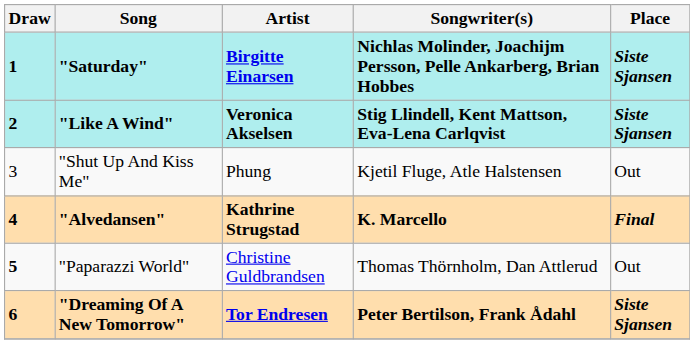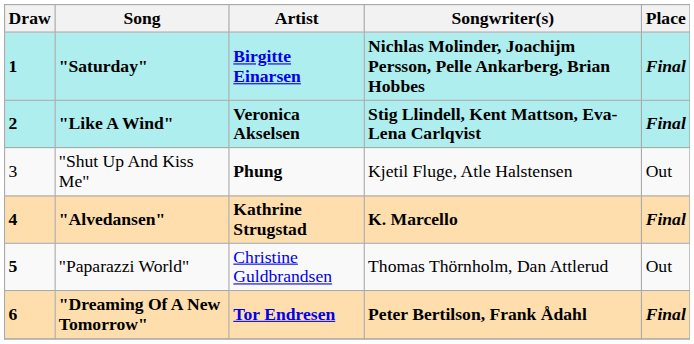(643, 66) Siste Sjansen -> (666, 66) Final
(643, 123) Siste Sjansen -> (666, 123) Final
(248, 171) normal -> (258, 171) bold
(643, 314) Siste Sjansen -> (666, 314) Final
